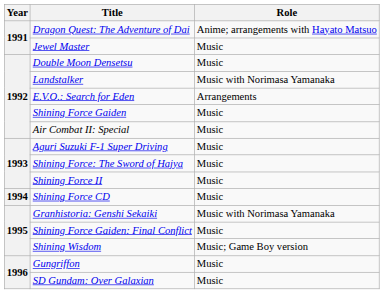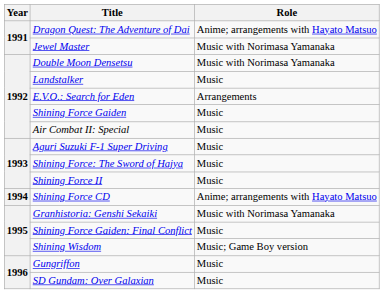(210, 46) Music -> (266, 46) Music with Norimasa Yamanaka
(210, 63) Music -> (266, 63) Music with Norimasa Yamanaka
(266, 79) Music with Norimasa Yamanaka -> (210, 79) Music
(210, 197) Music -> (287, 197) Anime; arrangements with Hayato Matsuo
